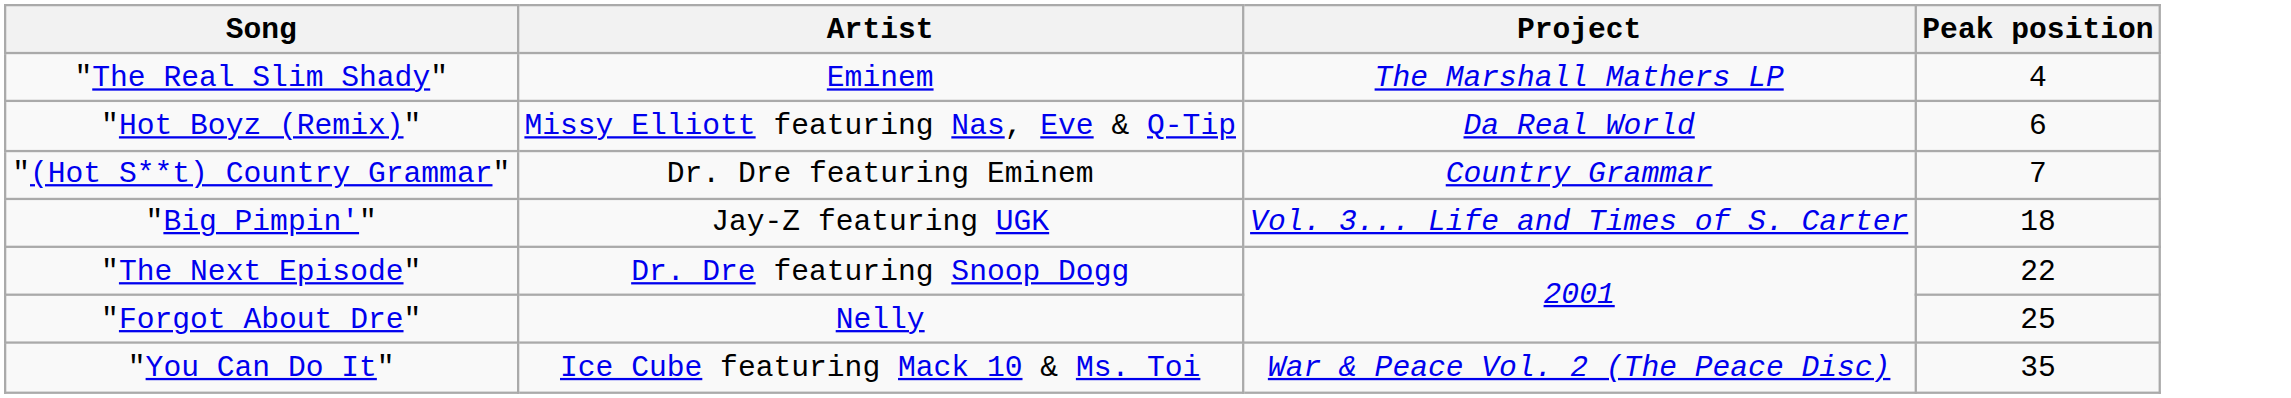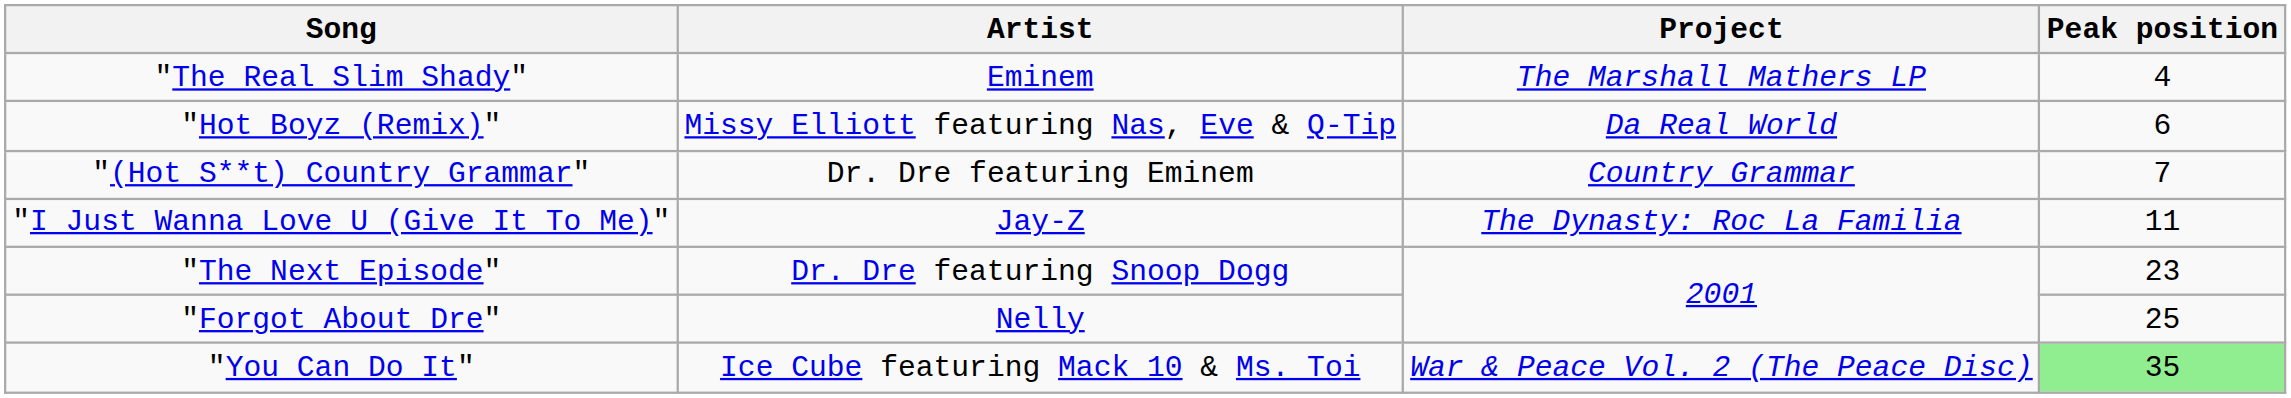+ row: (341, 223)
- row: (261, 223)
(2038, 271) 22 -> (2162, 271) 23
(2038, 367) no background -> (2162, 367) lightgreen background
